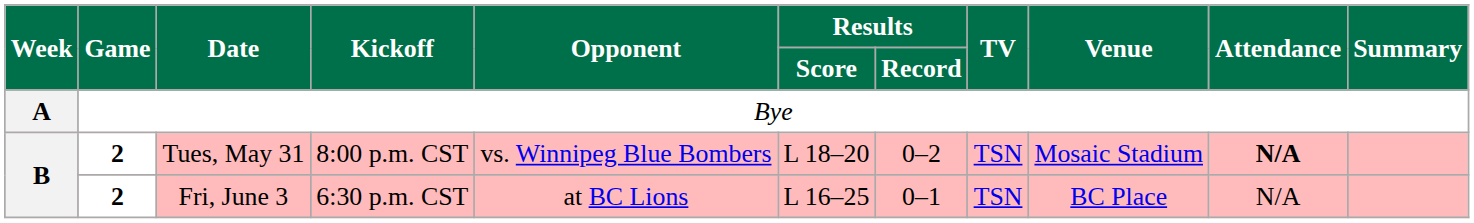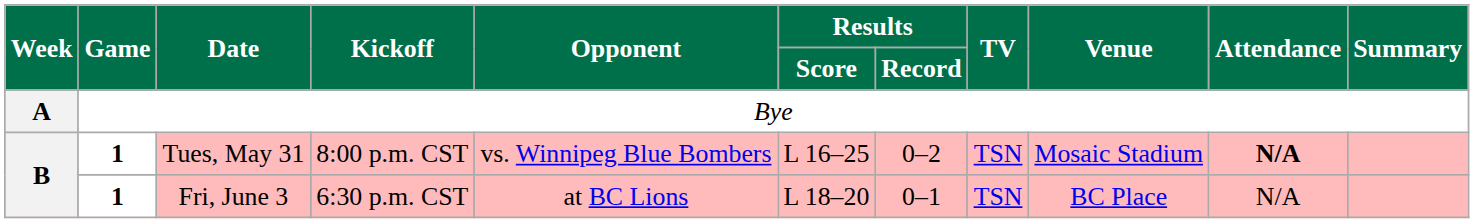(118, 153) 2 -> (118, 153) 1
(826, 153) L 18–20 -> (826, 153) L 16–25
(118, 196) 2 -> (118, 196) 1
(826, 196) L 16–25 -> (826, 196) L 18–20
